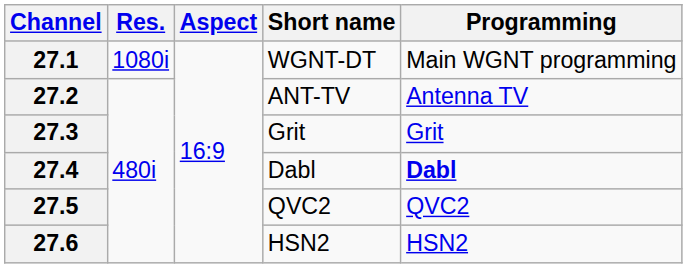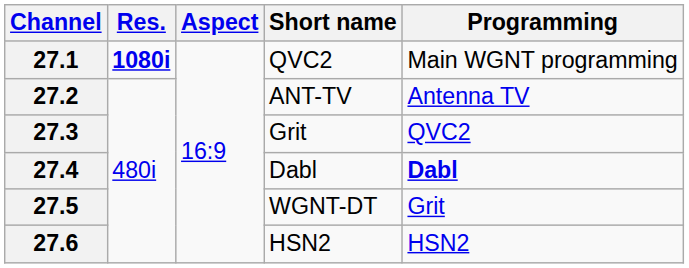(141, 59) normal -> (141, 59) bold
(322, 59) WGNT-DT -> (301, 59) QVC2
(425, 133) Grit -> (439, 133) QVC2
(299, 206) QVC2 -> (323, 206) WGNT-DT
(438, 206) QVC2 -> (426, 206) Grit
